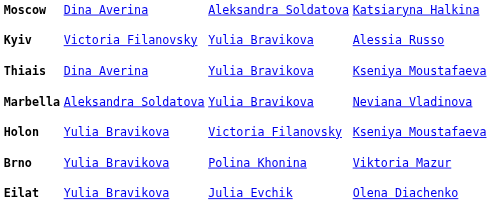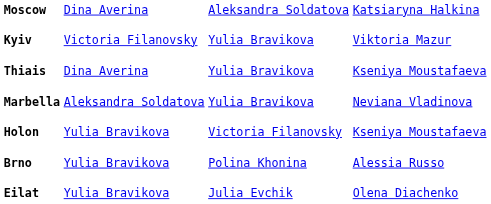(398, 40) Alessia Russo -> (402, 40) Viktoria Mazur
(402, 162) Viktoria Mazur -> (398, 162) Alessia Russo
